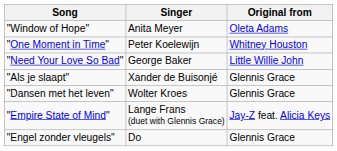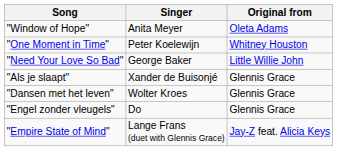rows swapped: (58, 115) <-> (61, 137)
